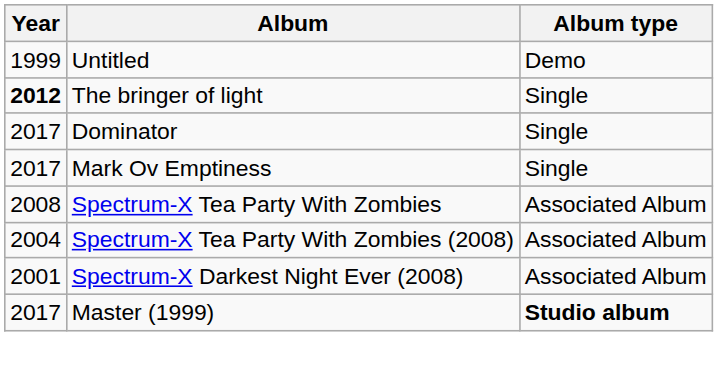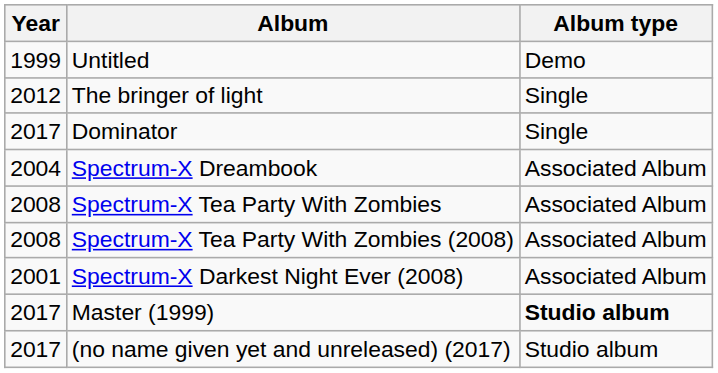(36, 96) bold -> (36, 96) normal
- row: (172, 168)
+ row: (195, 168)
(36, 240) 2004 -> (36, 240) 2008
+ row: (291, 349)
